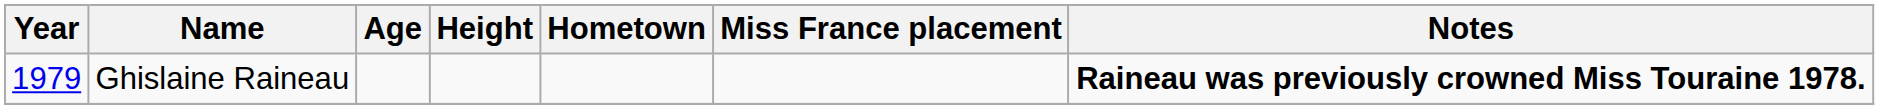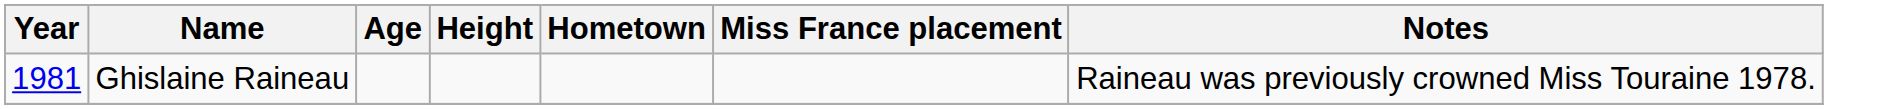(47, 78) 1979 -> (47, 78) 1981
(1471, 78) bold -> (1446, 78) normal
